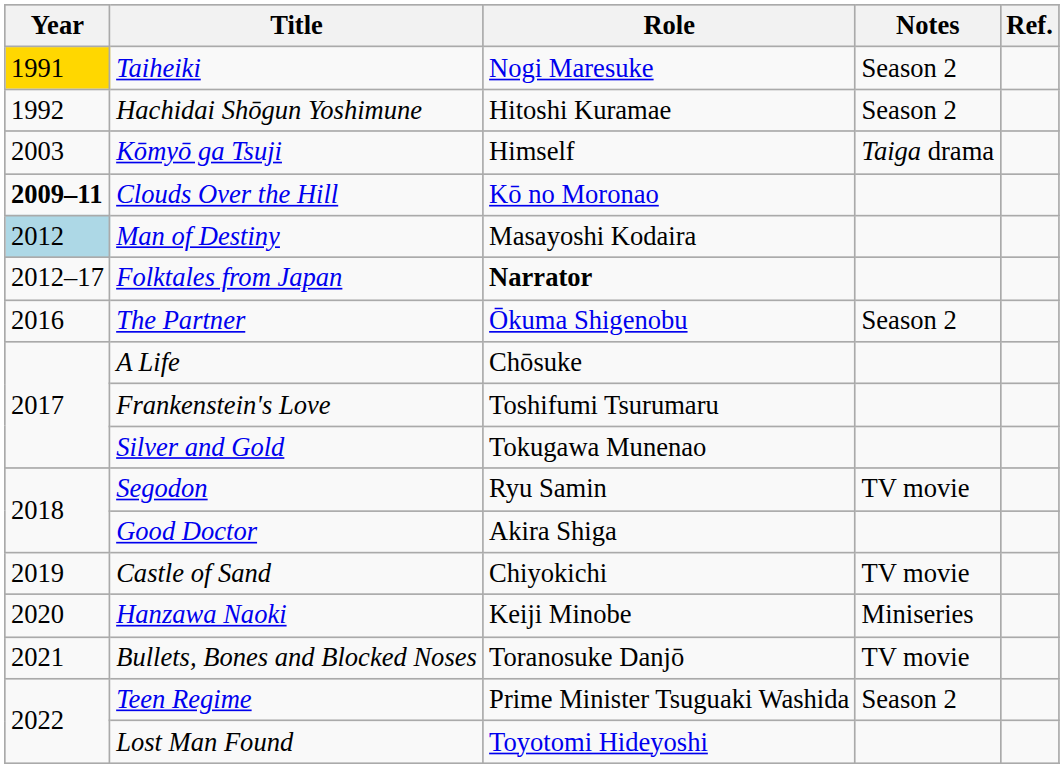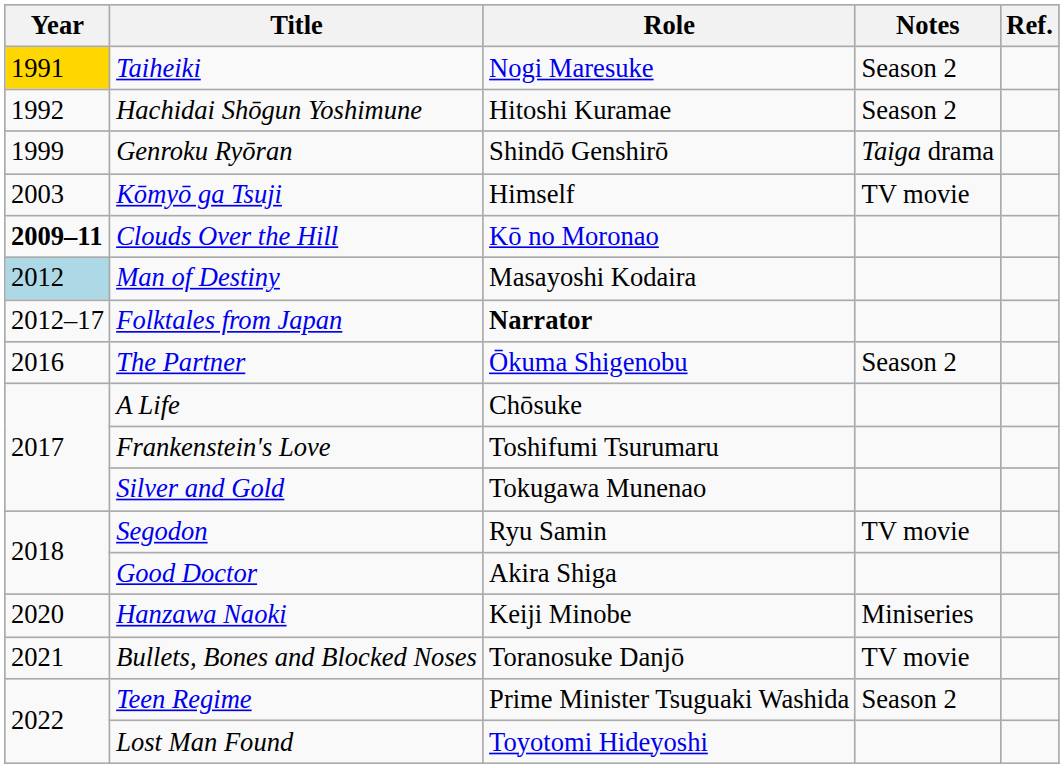+ row: (204, 151)
(928, 151) Taiga drama -> (916, 194) TV movie
- row: (194, 573)
